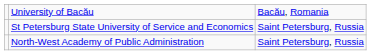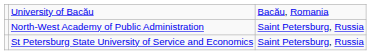rows swapped: (107, 42) <-> (132, 27)
